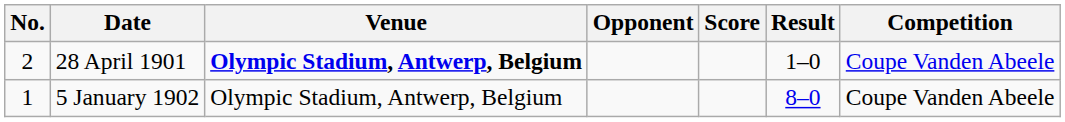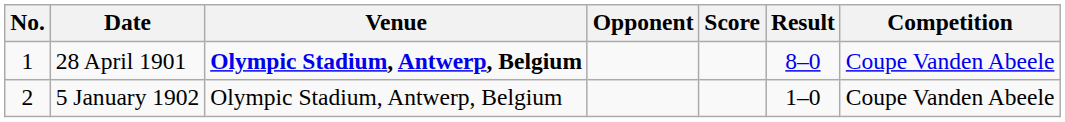(27, 60) 2 -> (27, 60) 1
(803, 60) 1–0 -> (803, 60) 8–0
(27, 97) 1 -> (27, 97) 2
(803, 97) 8–0 -> (803, 97) 1–0
